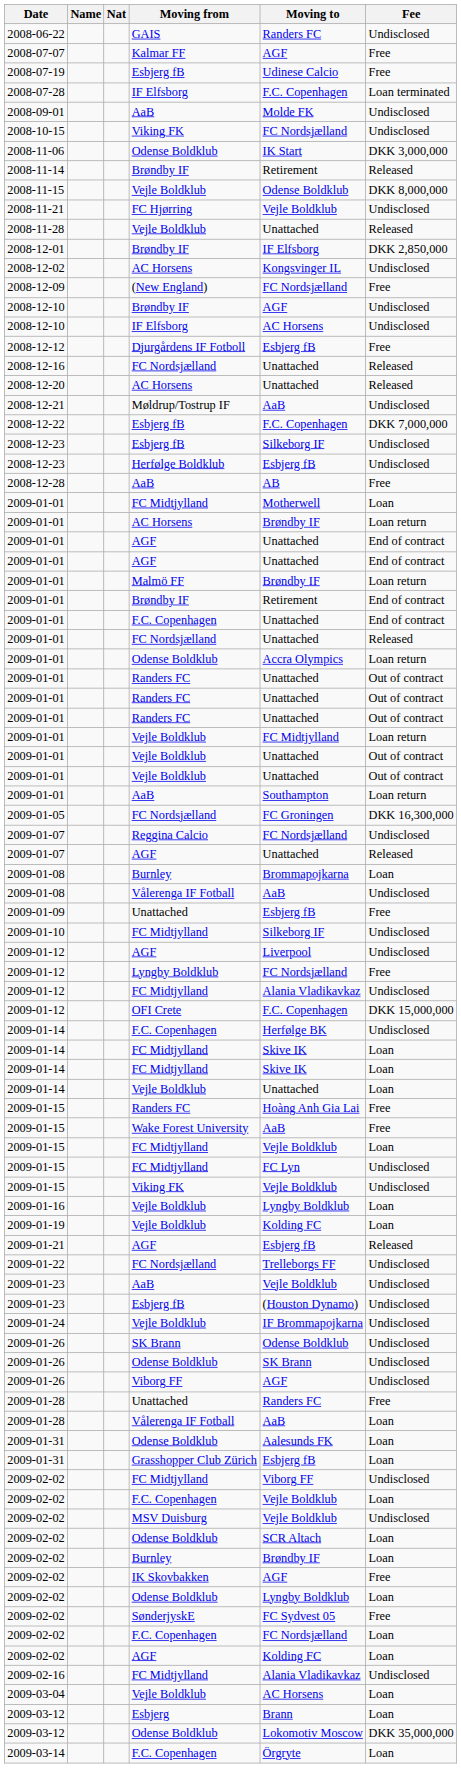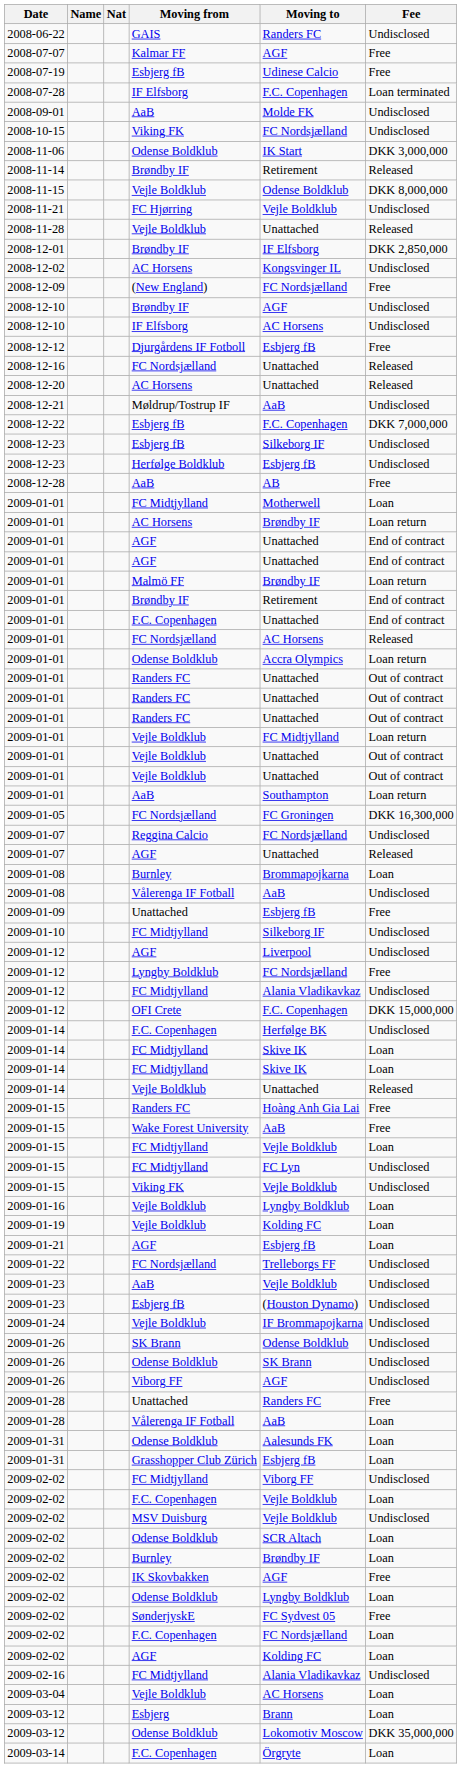(291, 639) Unattached -> (293, 639) AC Horsens
(381, 1088) Loan -> (391, 1088) Released
(391, 1245) Released -> (381, 1245) Loan
